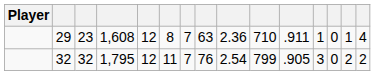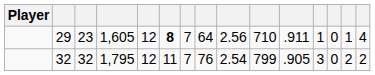(117, 37) 1,608 -> (117, 37) 1,605
(170, 37) normal -> (170, 37) bold
(206, 37) 63 -> (206, 37) 64
(233, 37) 2.36 -> (233, 37) 2.56
